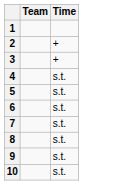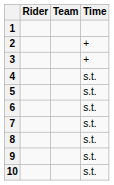+ column: (35, 12)
